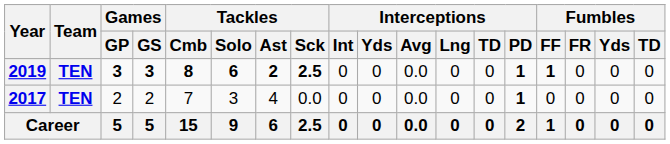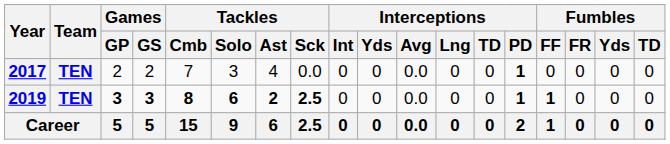rows swapped: (27, 98) <-> (27, 71)
